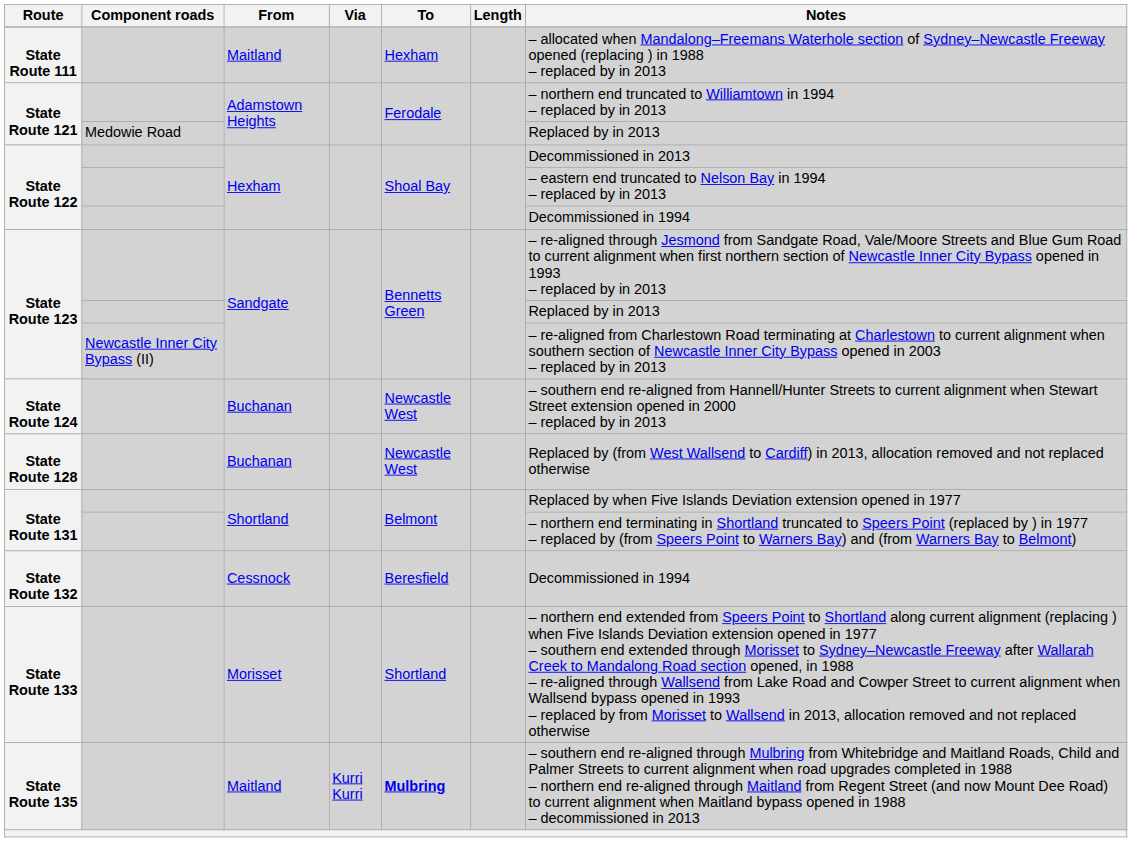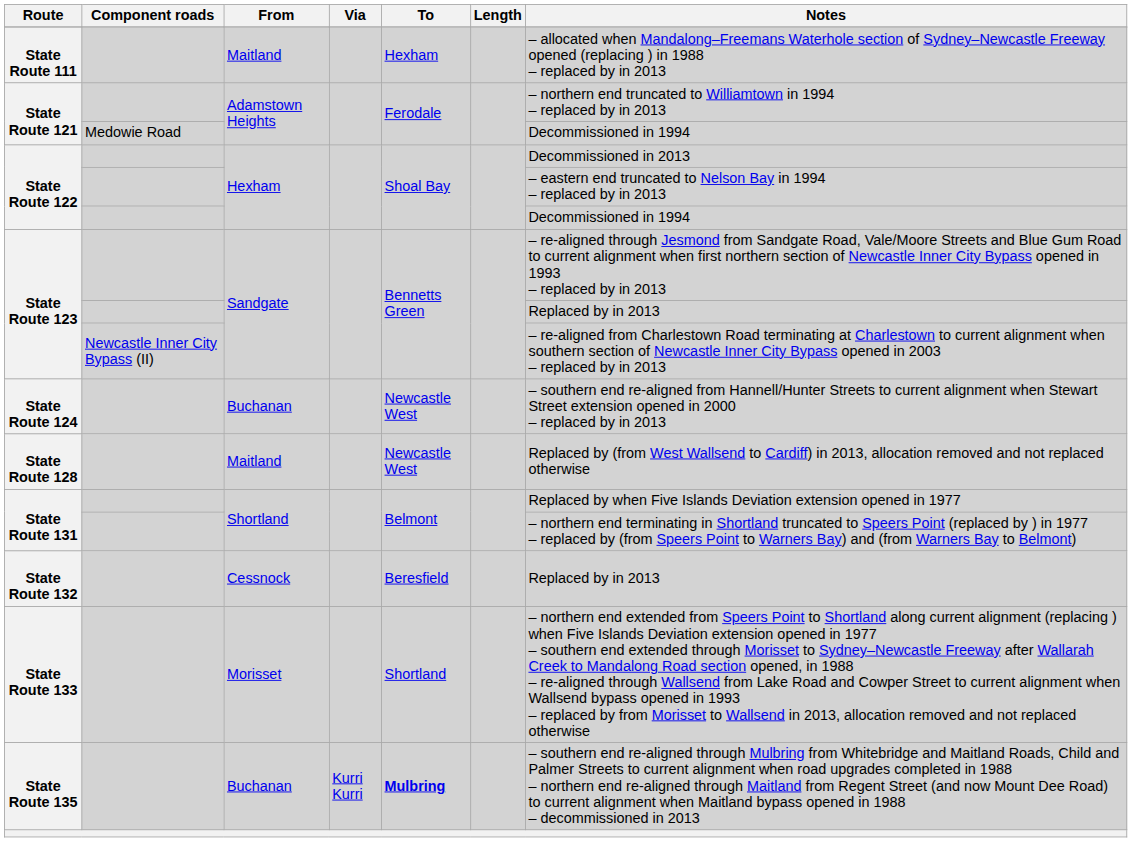(594, 133) Replaced by in 2013 -> (609, 133) Decommissioned in 1994
(259, 461) Buchanan -> (254, 461) Maitland
(609, 578) Decommissioned in 1994 -> (594, 578) Replaced by in 2013
(254, 786) Maitland -> (259, 786) Buchanan
